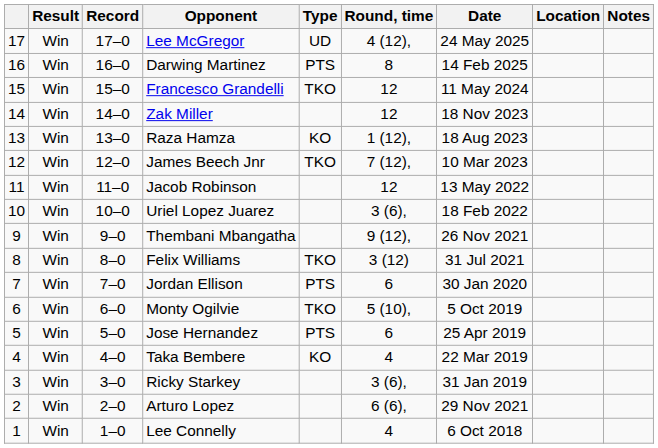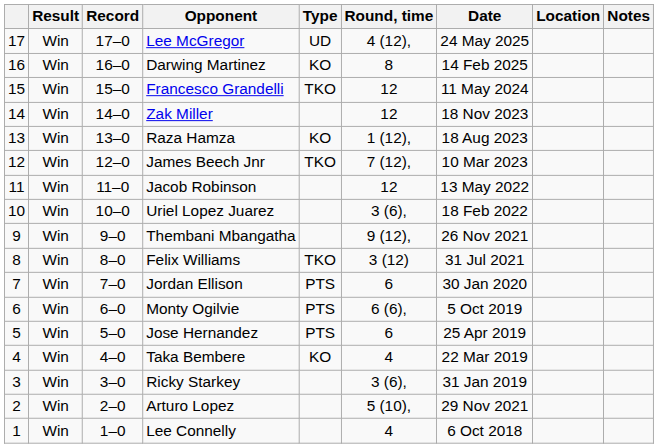(320, 65) PTS -> (320, 65) KO
(320, 308) TKO -> (320, 308) PTS
(389, 308) 5 (10), -> (389, 308) 6 (6),
(389, 406) 6 (6), -> (389, 406) 5 (10),
